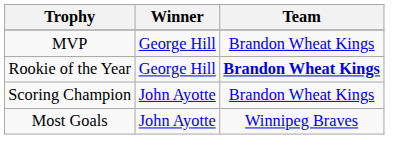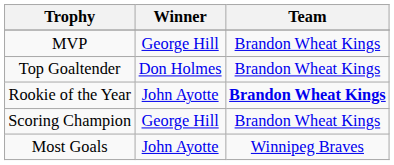+ row: (70, 69)
(177, 69) George Hill -> (180, 95) John Ayotte
(177, 95) John Ayotte -> (180, 120) George Hill
